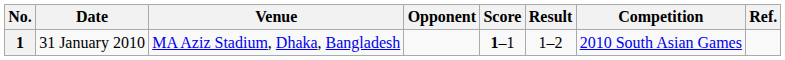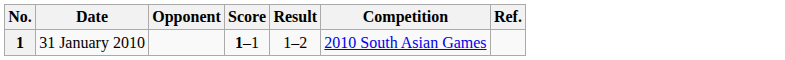- column: (276, 17)
